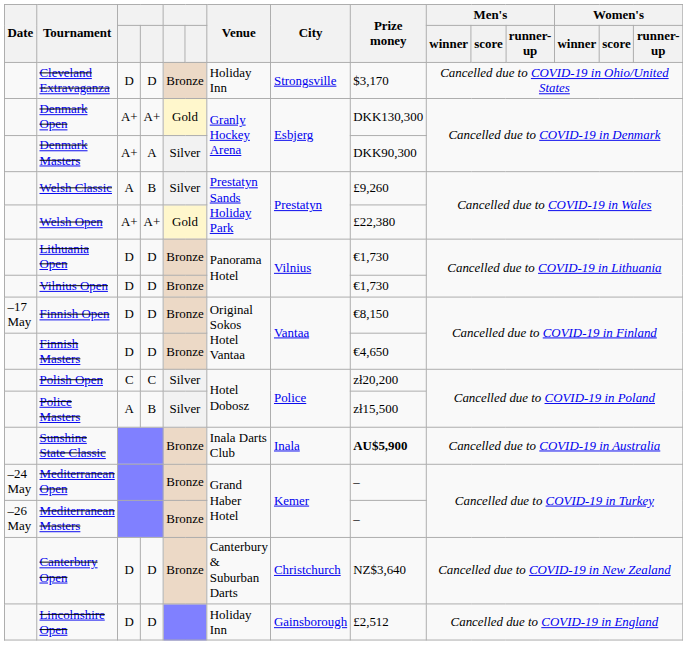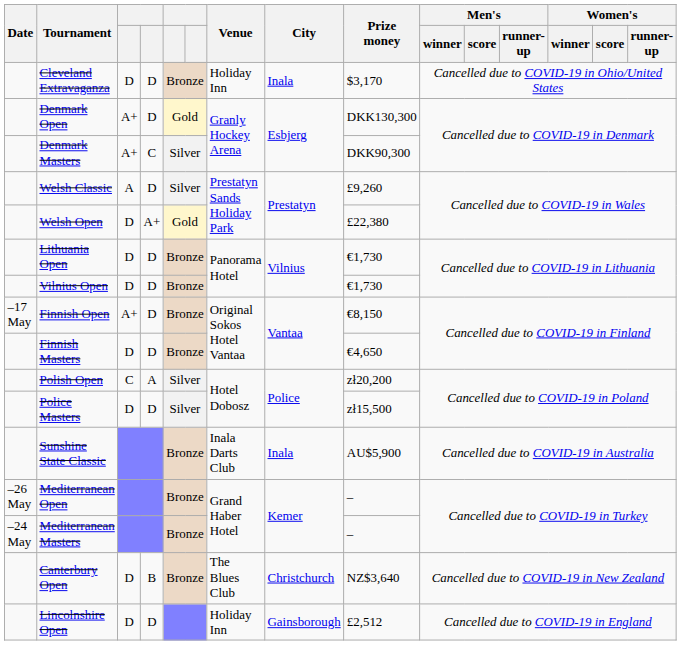(305, 80) Strongsville -> (280, 80) Inala
(152, 116) A+ -> (152, 116) D
(152, 153) A -> (152, 153) C
(152, 188) B -> (152, 188) D
(129, 221) A+ -> (129, 221) D
(129, 314) D -> (129, 314) A+
(152, 379) C -> (152, 379) A
(129, 408) A -> (129, 408) D
(152, 408) B -> (152, 408) D
(380, 445) bold -> (374, 452) normal
(19, 481) –24 May -> (19, 497) –26 May
(19, 518) –26 May -> (19, 533) –24 May
(152, 570) D -> (152, 577) B
(239, 570) Canterbury & Suburban Darts -> (224, 577) The Blues Club
